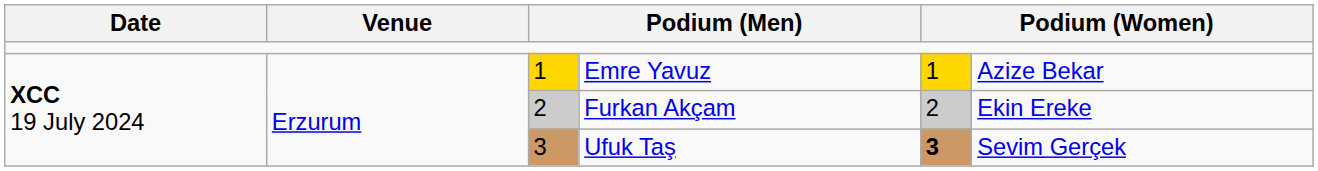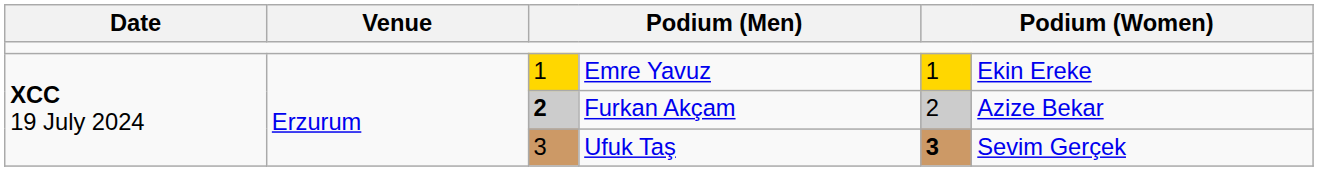(1040, 71) Azize Bekar -> (1035, 71) Ekin Ereke
(540, 109) normal -> (540, 109) bold
(1035, 109) Ekin Ereke -> (1040, 109) Azize Bekar
